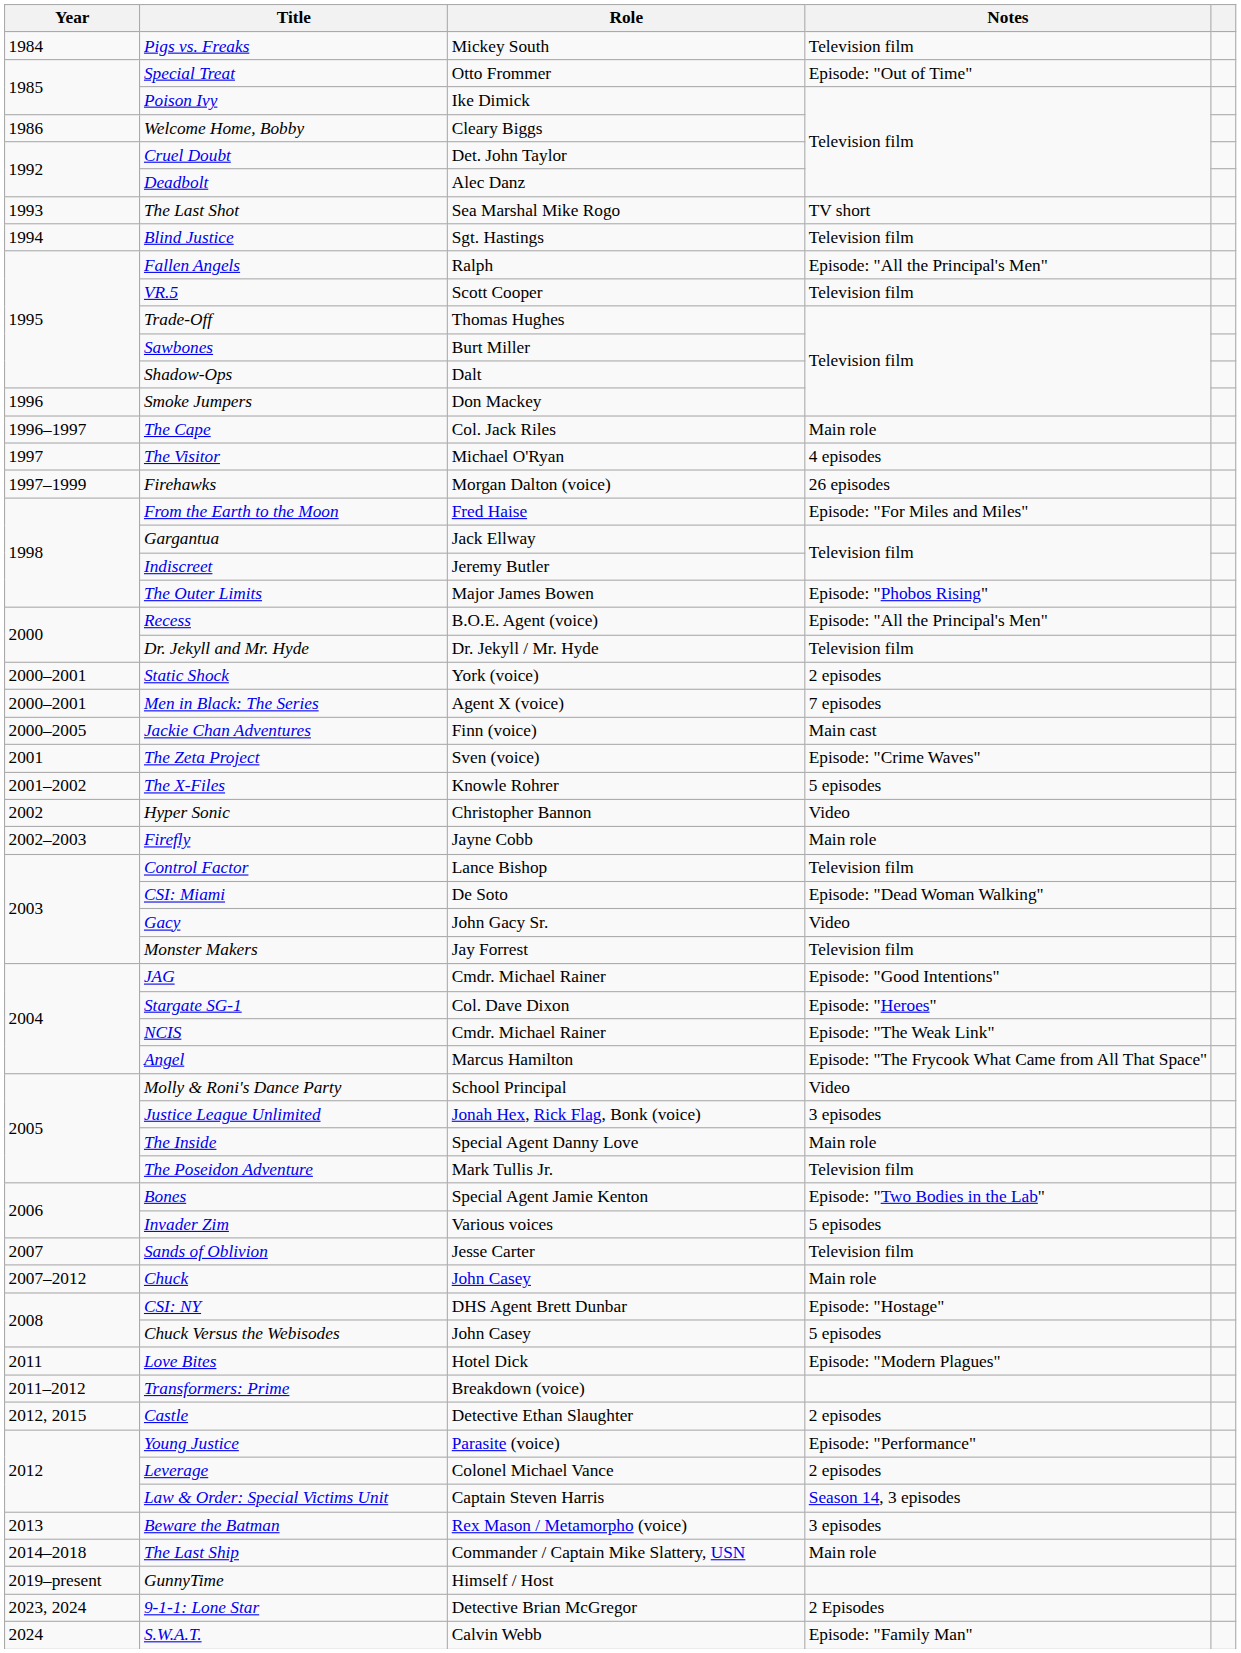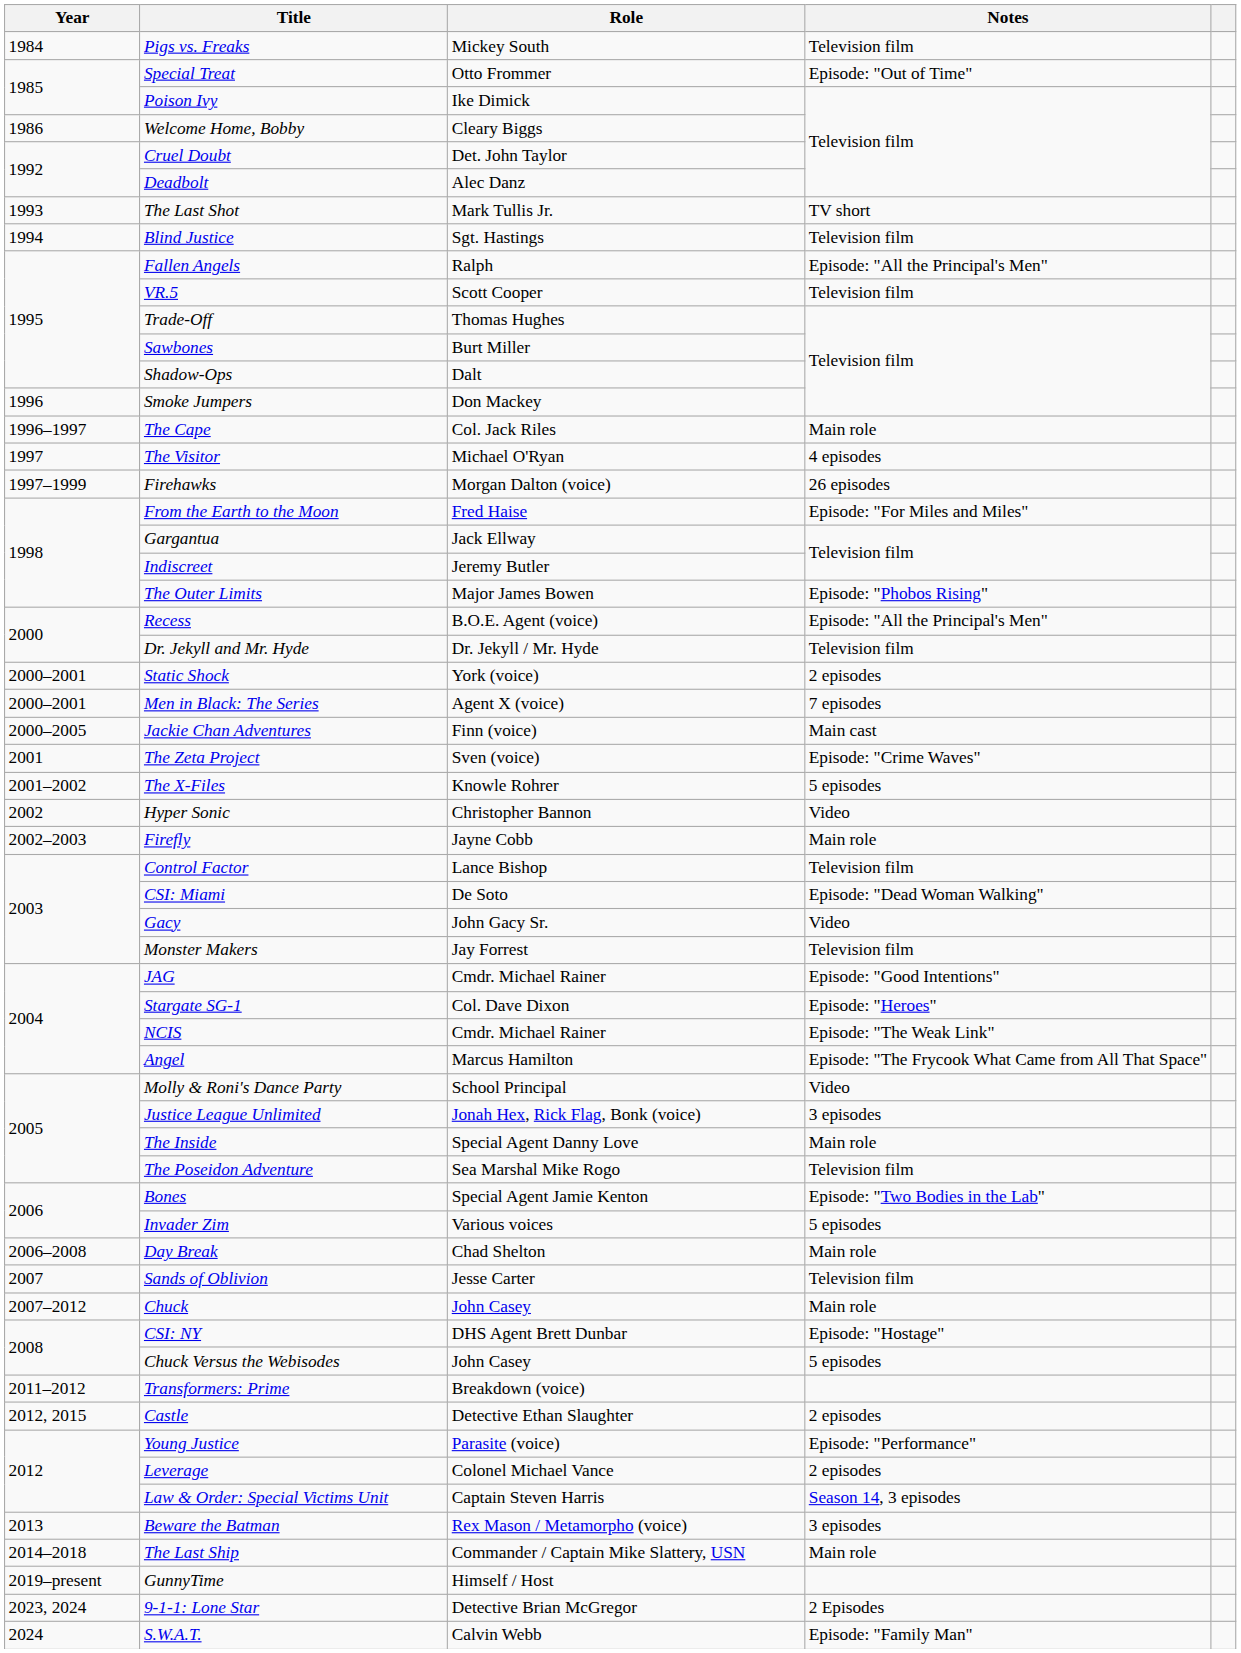(536, 210) Sea Marshal Mike Rogo -> (502, 210) Mark Tullis Jr.
(502, 1169) Mark Tullis Jr. -> (536, 1169) Sea Marshal Mike Rogo
+ row: (181, 1251)
- row: (180, 1361)
